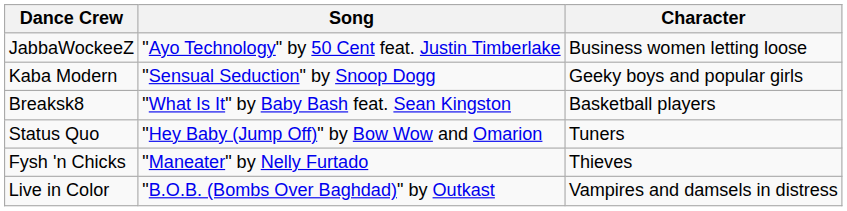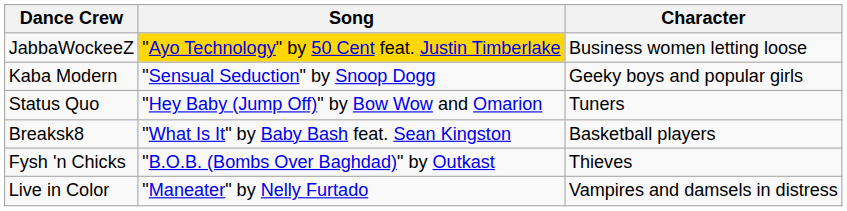(351, 47) no background -> (351, 47) gold background
rows swapped: (54, 133) <-> (46, 104)
(255, 162) "Maneater" by Nelly Furtado -> (319, 162) "B.O.B. (Bombs Over Baghdad)" by Outkast
(319, 190) "B.O.B. (Bombs Over Baghdad)" by Outkast -> (255, 190) "Maneater" by Nelly Furtado
